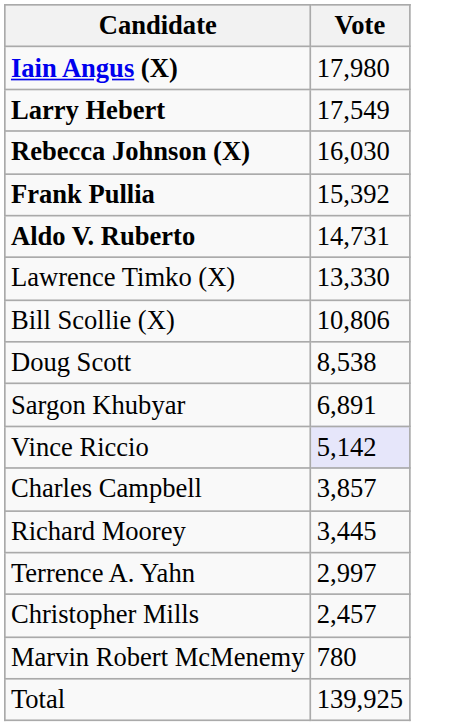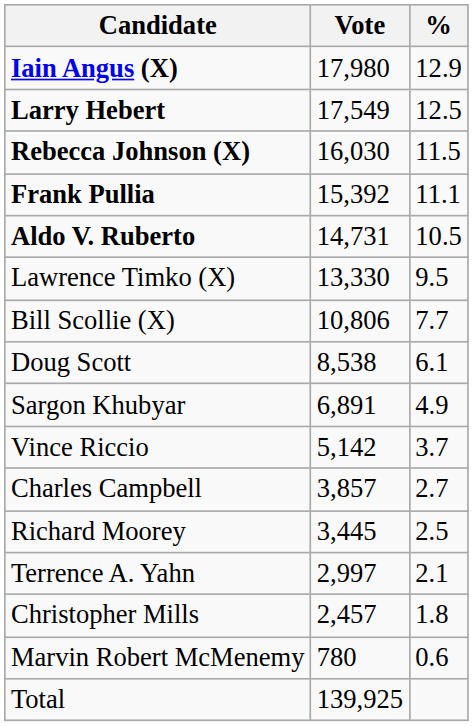+ column: (439, 25)
(347, 446) lavender background -> (347, 446) no background
